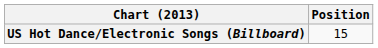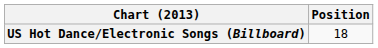(341, 34) 15 -> (341, 34) 18
